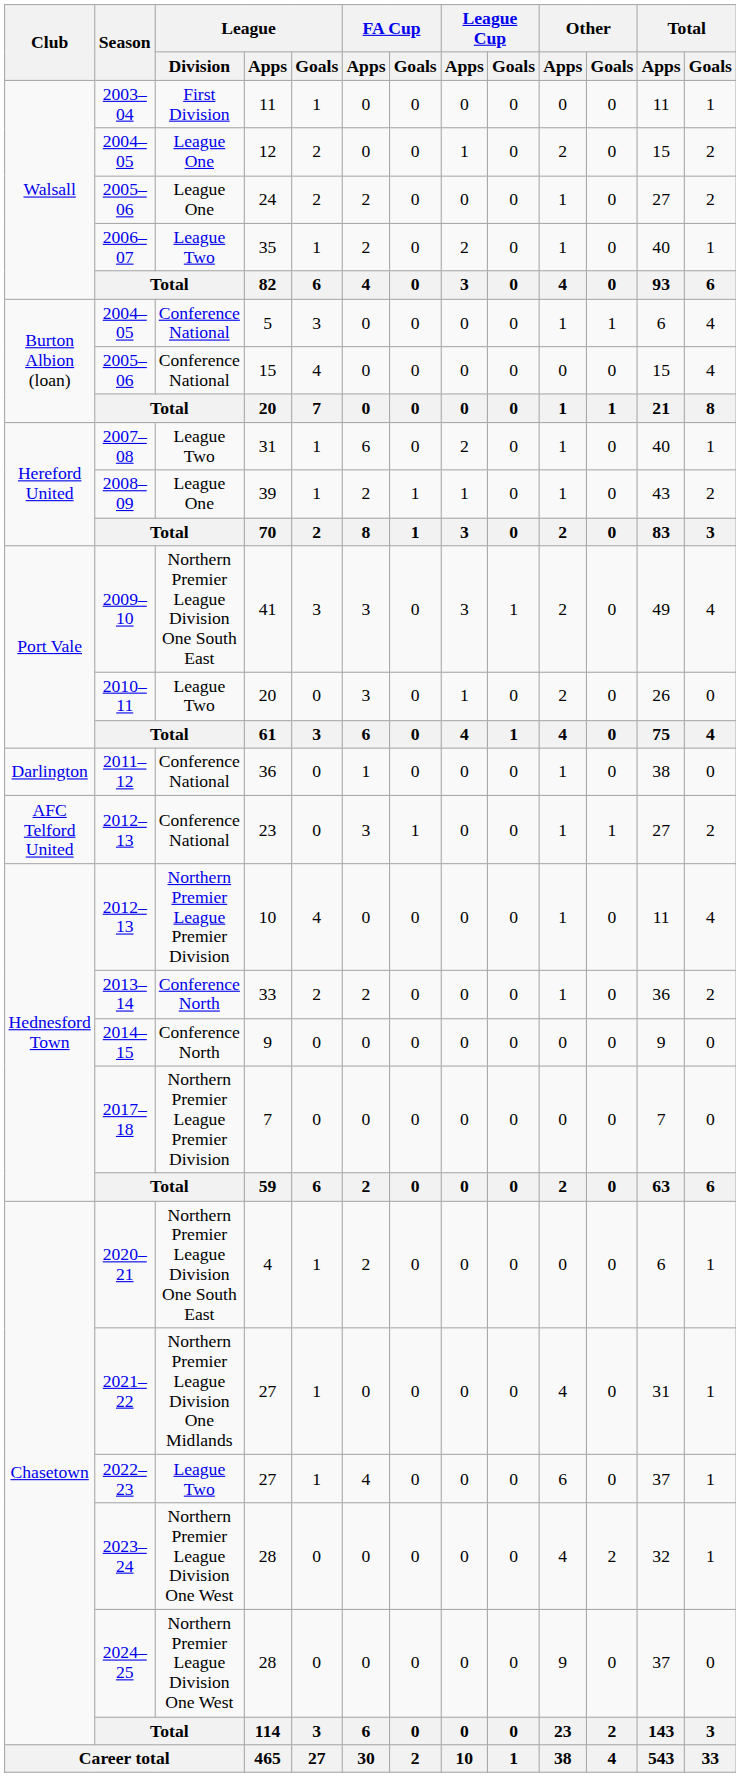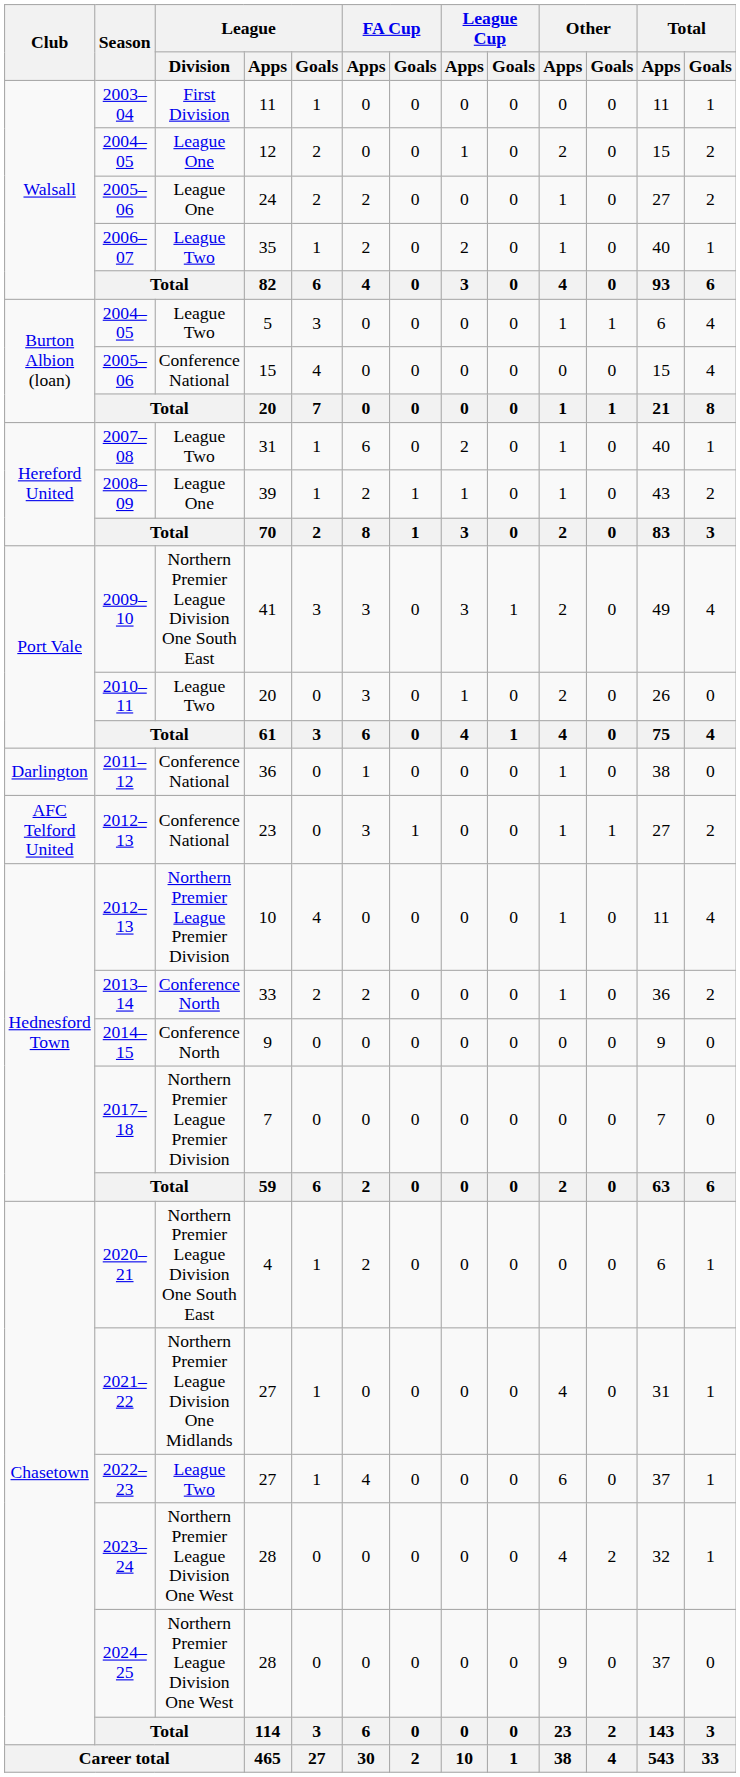(199, 322) Conference National -> (199, 322) League Two
